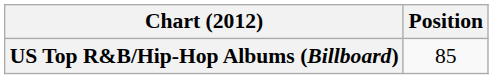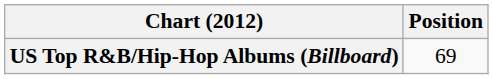(446, 55) 85 -> (446, 55) 69
